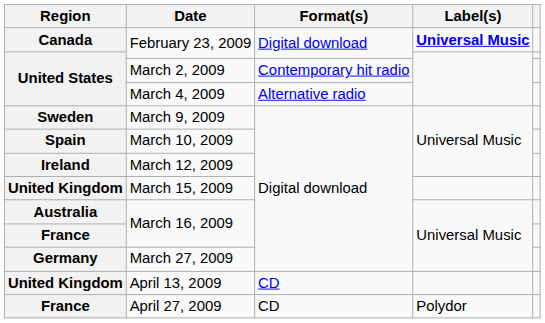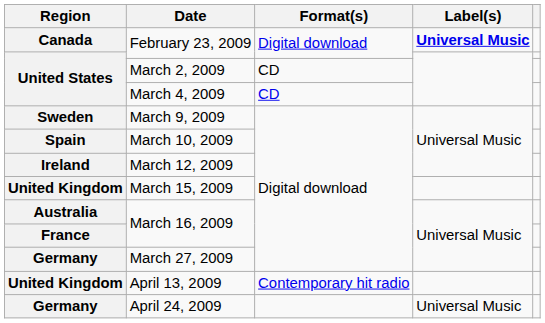(334, 70) Contemporary hit radio -> (269, 70) CD
(312, 93) Alternative radio -> (269, 93) CD
(269, 282) CD -> (334, 282) Contemporary hit radio
+ row: (65, 306)
- row: (65, 306)
